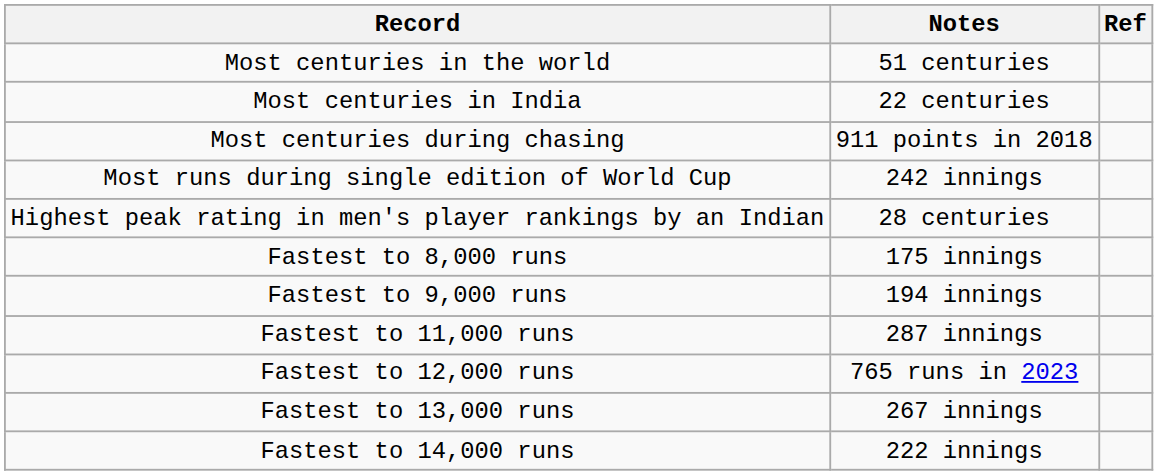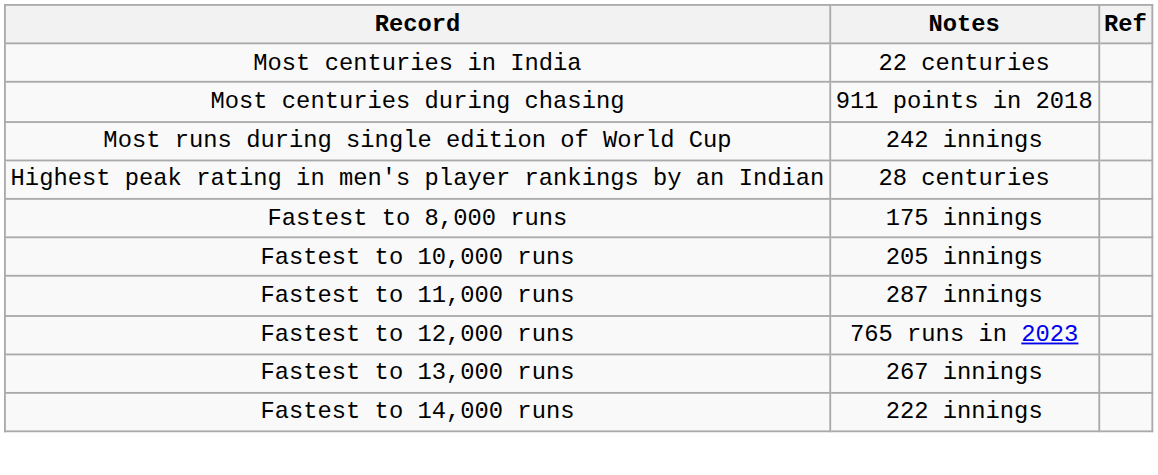- row: (417, 63)
- row: (417, 296)
+ row: (417, 257)
